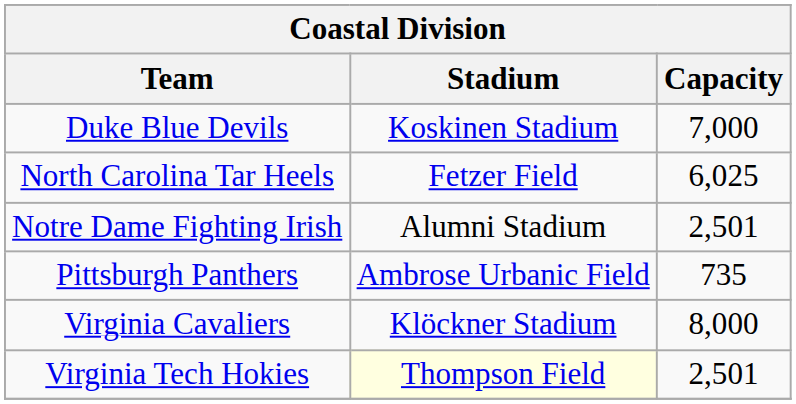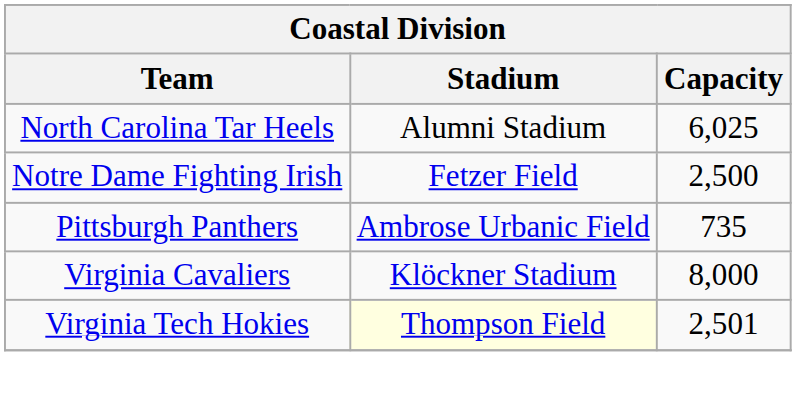- row: (177, 127)
(503, 176) Fetzer Field -> (503, 127) Alumni Stadium
(503, 226) Alumni Stadium -> (503, 176) Fetzer Field
(723, 226) 2,501 -> (723, 176) 2,500
